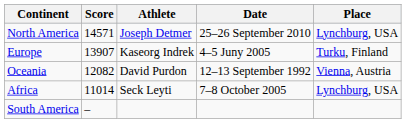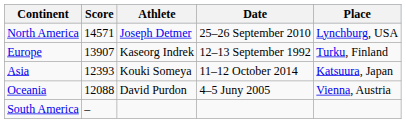(235, 52) 4–5 Juny 2005 -> (255, 52) 12–13 September 1992
+ row: (18, 71)
(99, 71) 12082 -> (99, 90) 12088
(255, 71) 12–13 September 1992 -> (235, 90) 4–5 Juny 2005
- row: (22, 90)
